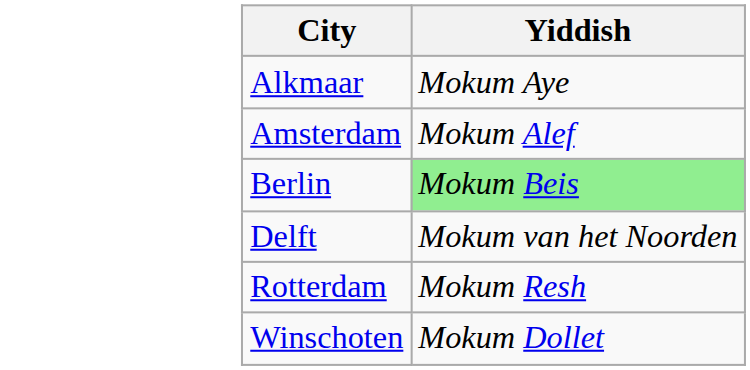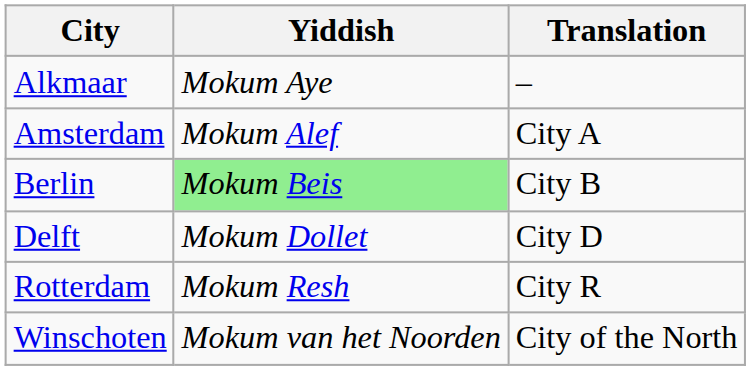+ column: (627, 30)
(578, 235) Mokum van het Noorden -> (275, 235) Mokum Dollet
(511, 337) Mokum Dollet -> (341, 337) Mokum van het Noorden
